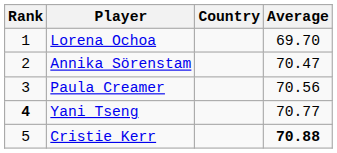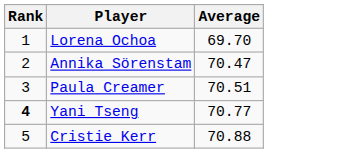- column: (229, 17)
(298, 88) 70.56 -> (229, 88) 70.51
(298, 136) bold -> (229, 136) normal
